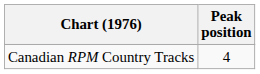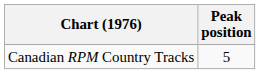(226, 56) 4 -> (226, 56) 5
